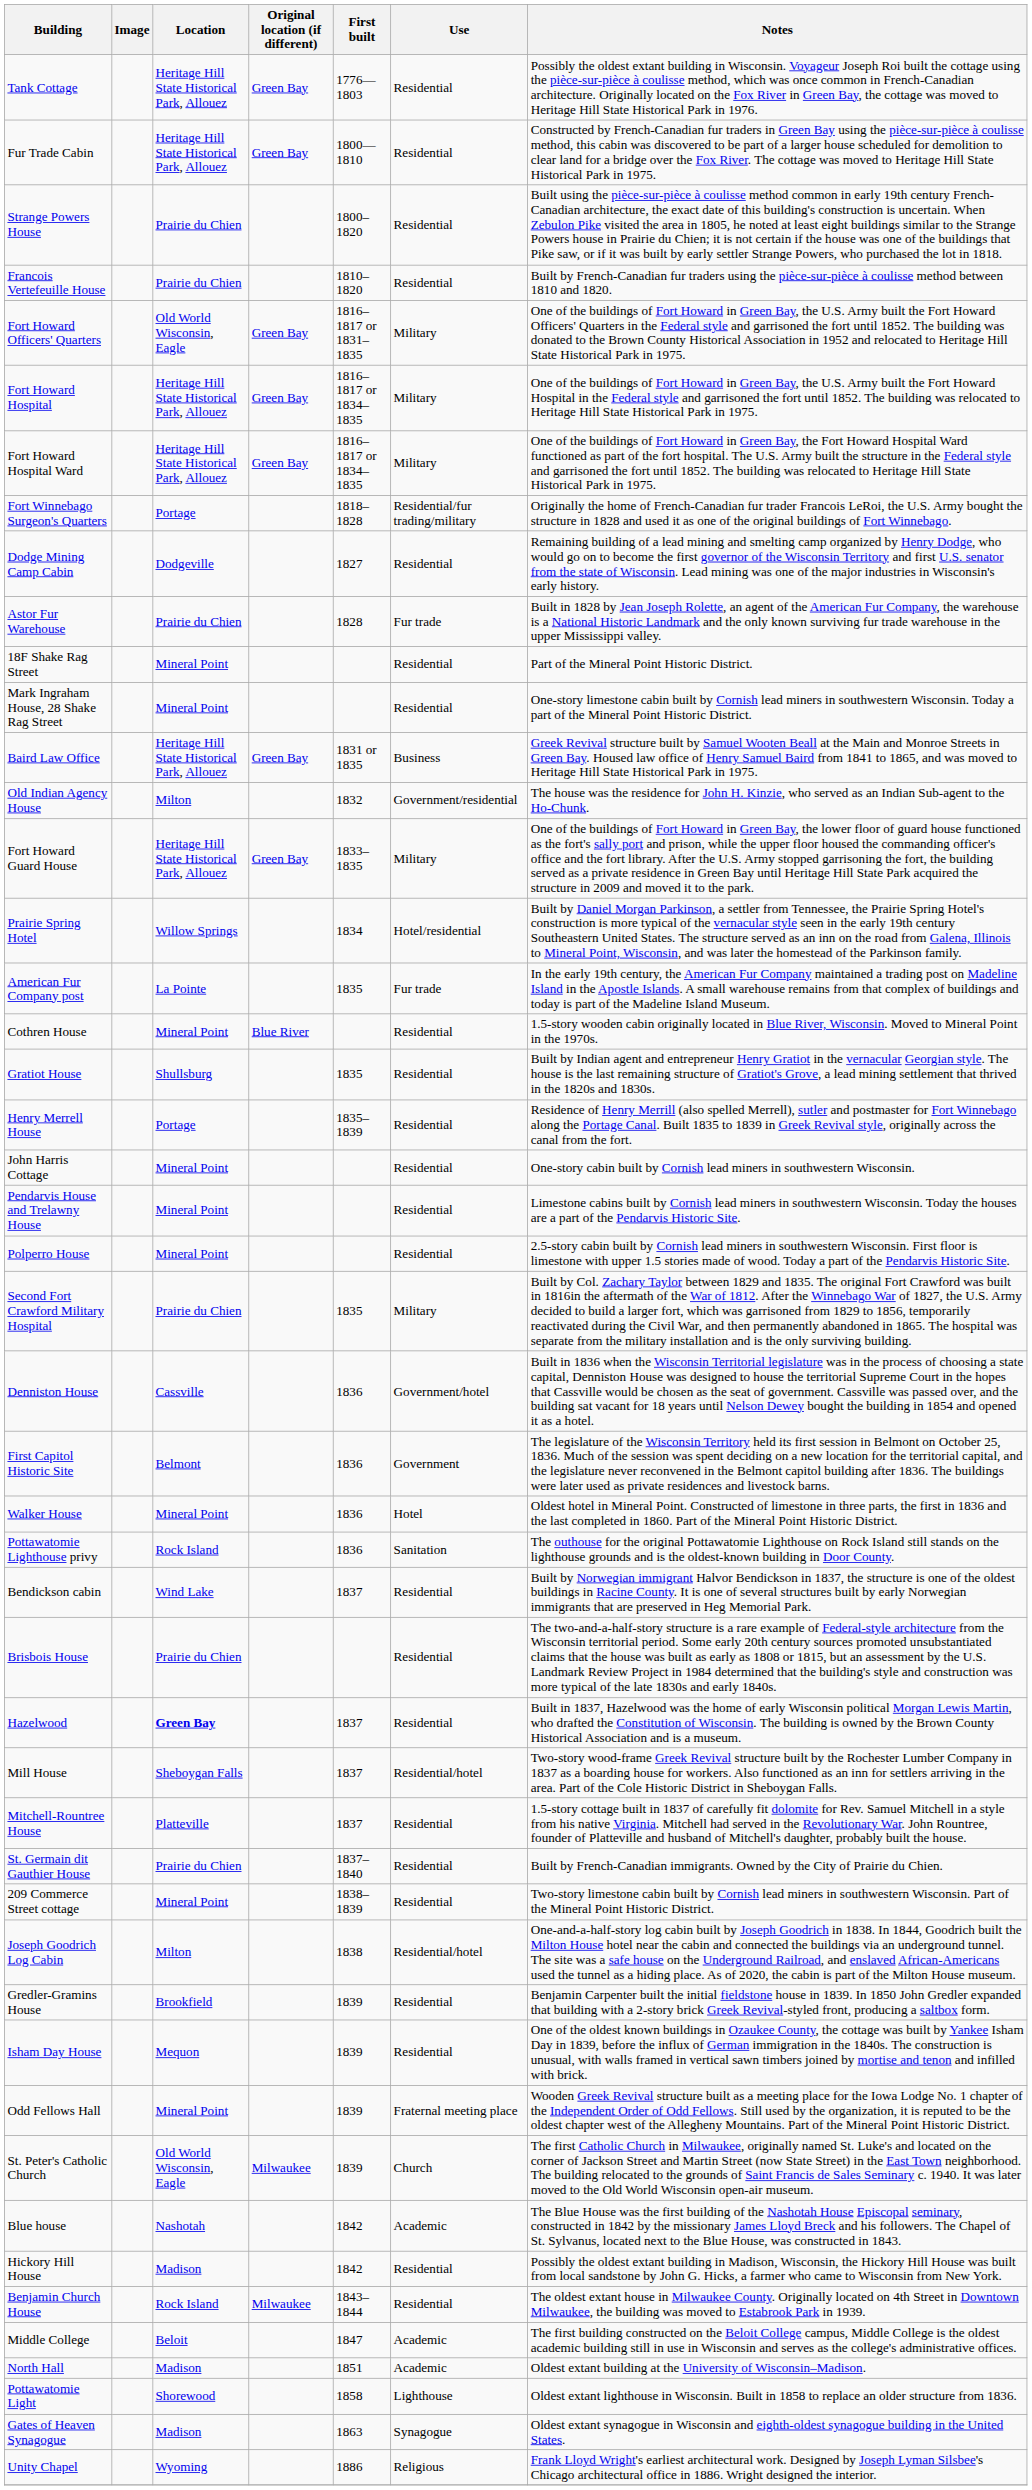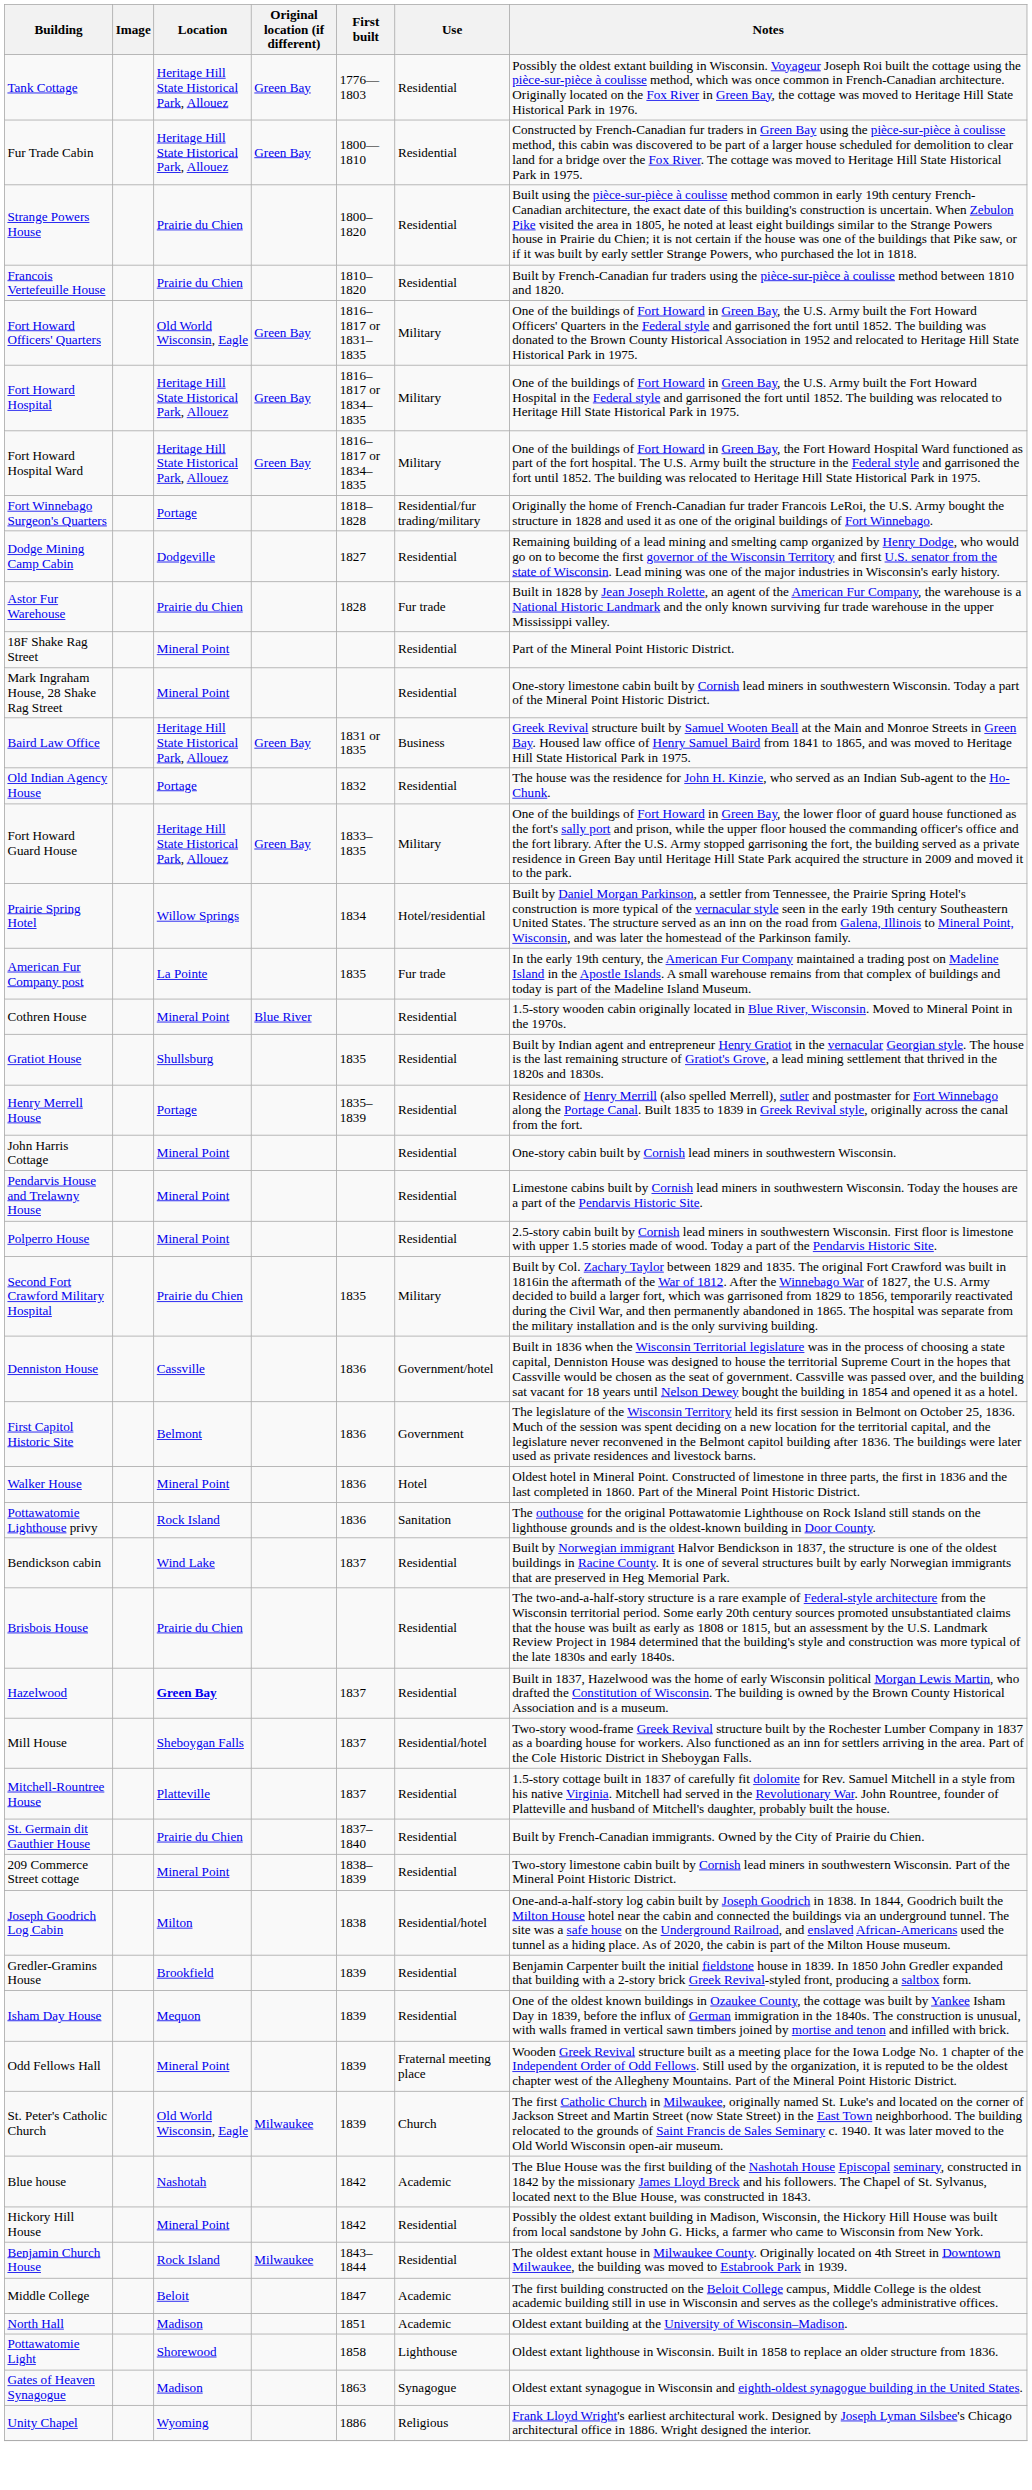(173, 800) Milton -> (177, 785) Portage
(456, 800) Government/residential -> (427, 785) Residential
(178, 2268) Madison -> (193, 2224) Mineral Point
